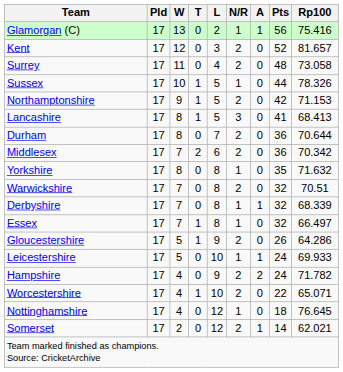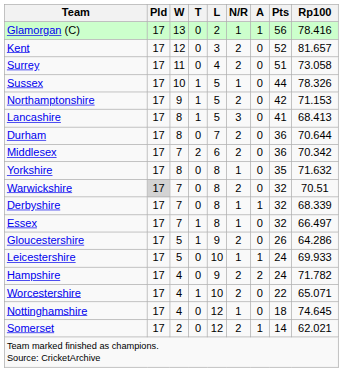(315, 30) 75.416 -> (315, 30) 78.416
(280, 65) 48 -> (280, 65) 51
(159, 188) no background -> (159, 188) lightgrey background
(315, 310) 76.645 -> (315, 310) 74.645
